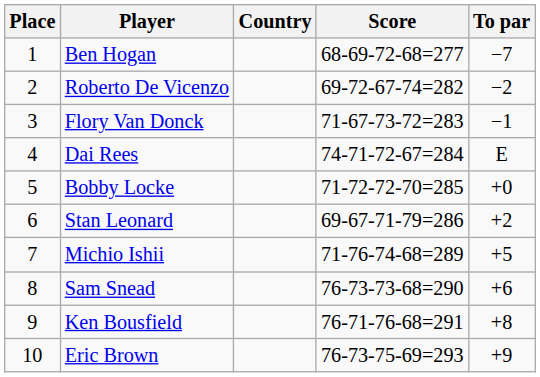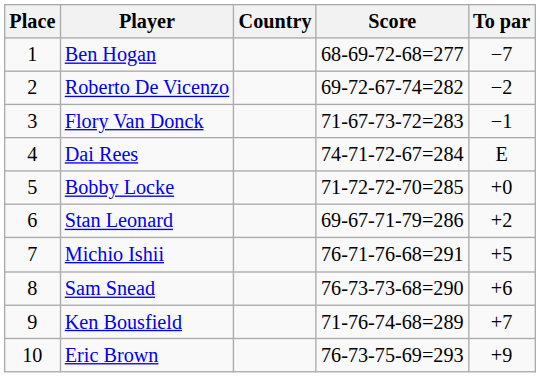(392, 254) 71-76-74-68=289 -> (392, 254) 76-71-76-68=291
(392, 321) 76-71-76-68=291 -> (392, 321) 71-76-74-68=289
(502, 321) +8 -> (502, 321) +7
